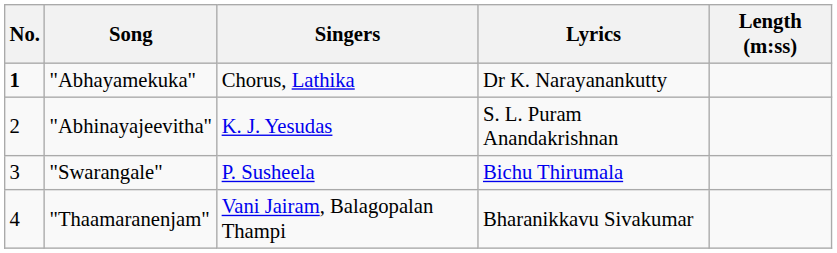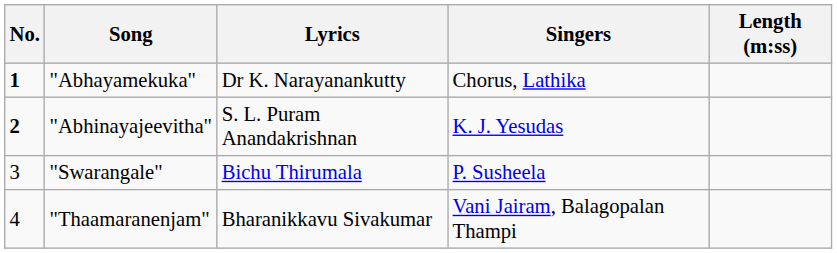columns swapped: (347, 33) <-> (594, 33)
(15, 126) normal -> (15, 126) bold
